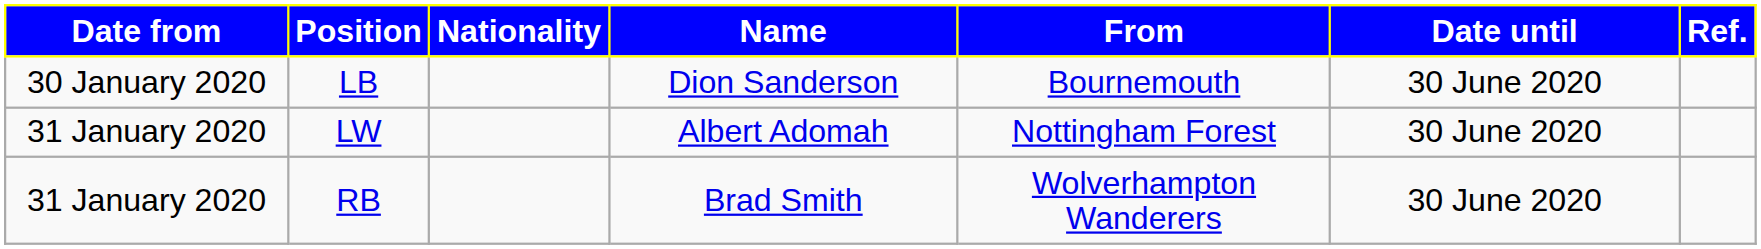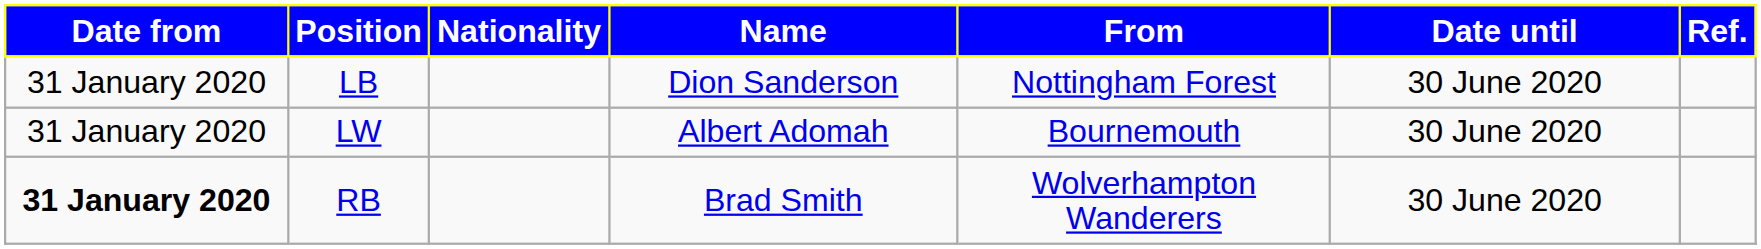(146, 82) 30 January 2020 -> (146, 82) 31 January 2020
(1144, 82) Bournemouth -> (1144, 82) Nottingham Forest
(1144, 132) Nottingham Forest -> (1144, 132) Bournemouth
(146, 201) normal -> (146, 201) bold
